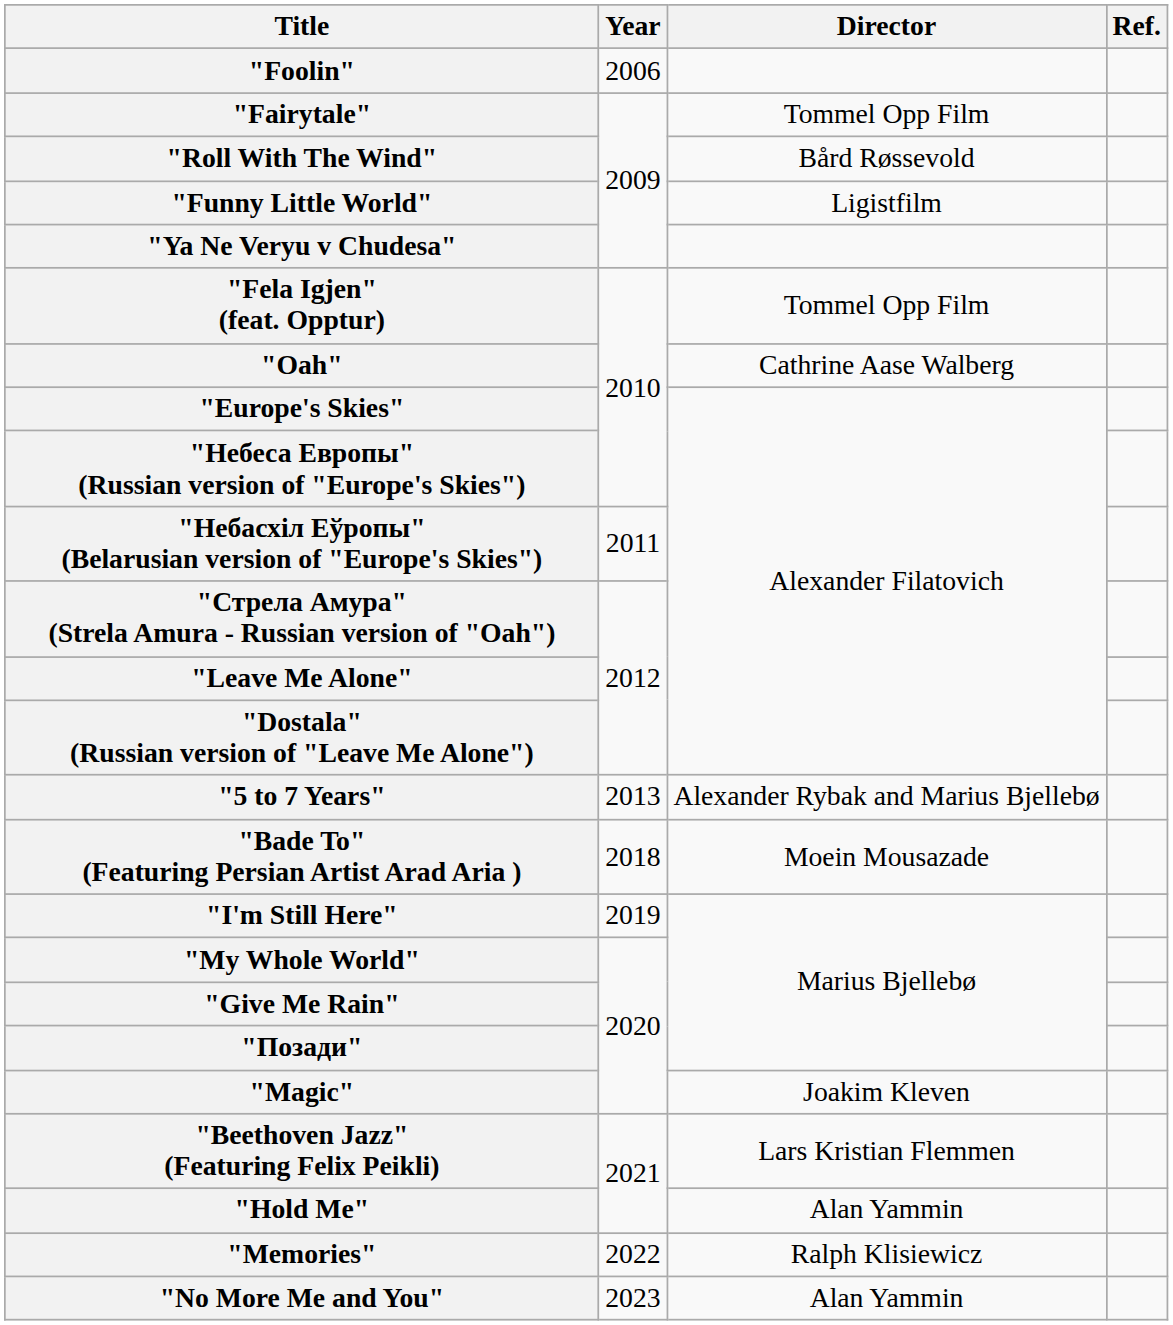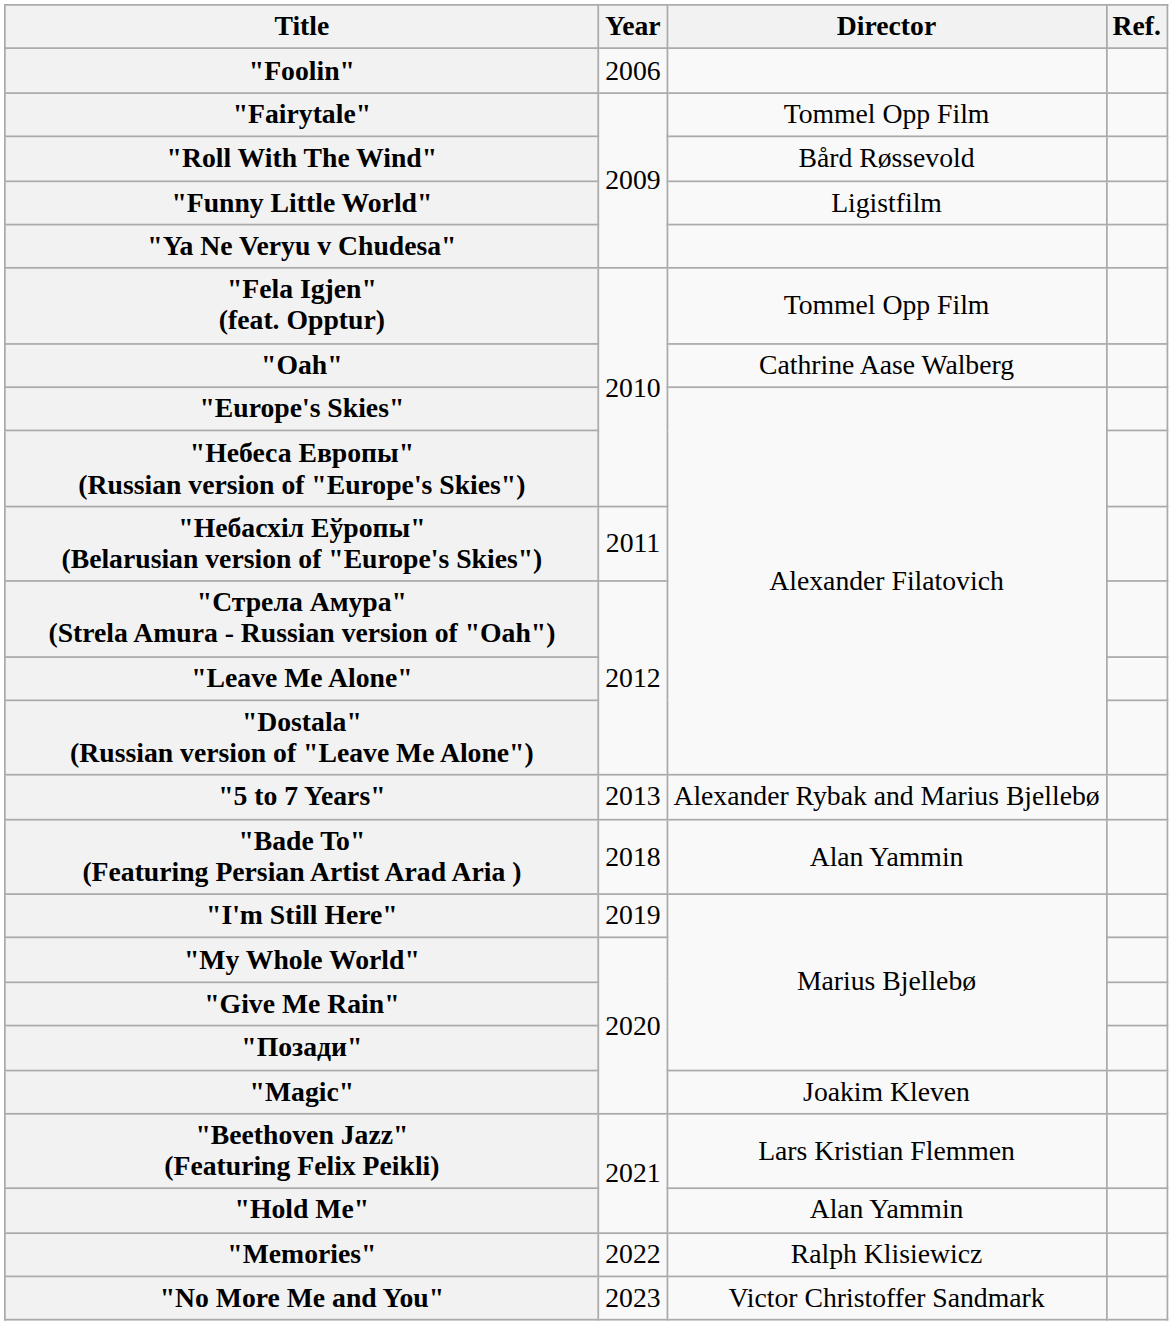(887, 856) Moein Mousazade -> (887, 856) Alan Yammin
(887, 1297) Alan Yammin -> (887, 1297) Victor Christoffer Sandmark
